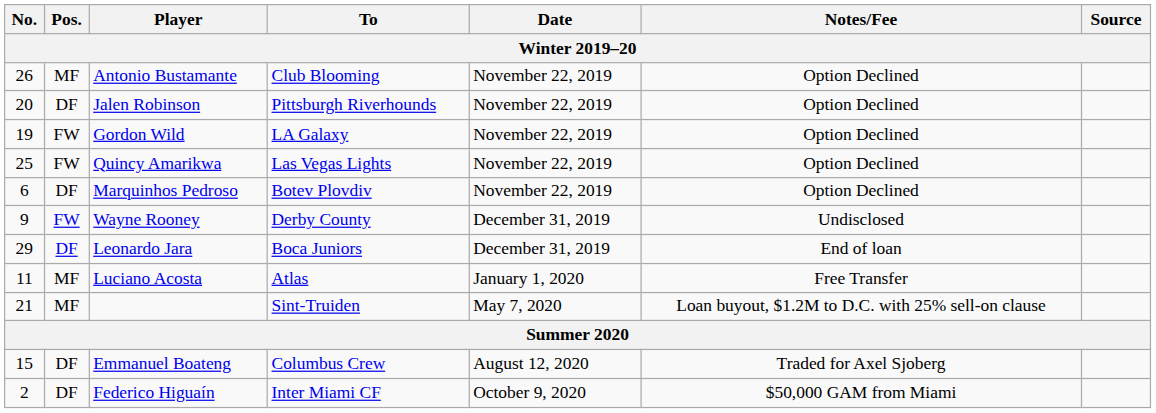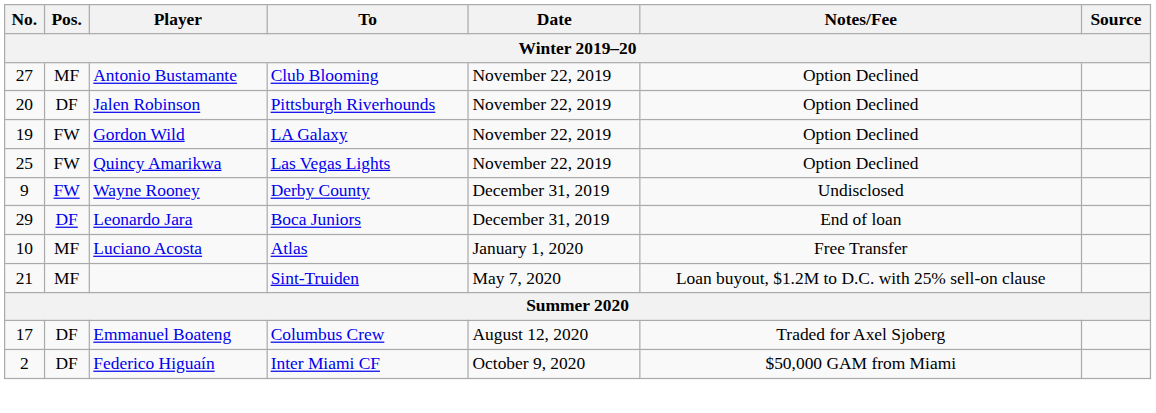(24, 76) 26 -> (24, 76) 27
- row: (166, 191)
(24, 277) 11 -> (24, 249) 10
(24, 364) 15 -> (24, 335) 17
